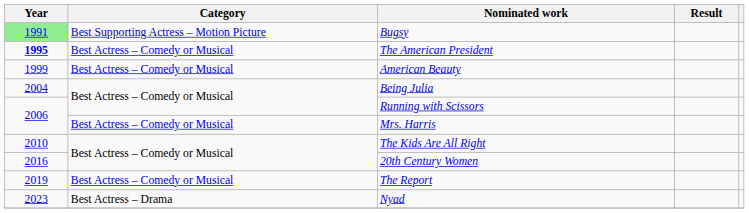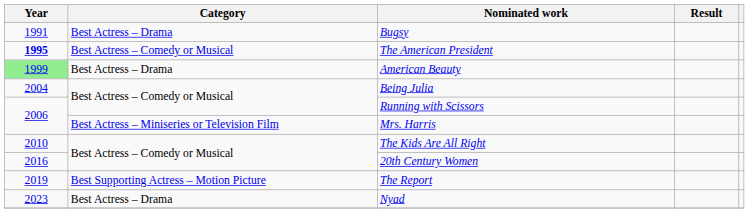(36, 32) lightgreen background -> (36, 32) no background
(168, 32) Best Supporting Actress – Motion Picture -> (122, 32) Best Actress – Drama
(36, 69) no background -> (36, 69) lightgreen background
(152, 69) Best Actress – Comedy or Musical -> (122, 69) Best Actress – Drama
(152, 124) Best Actress – Comedy or Musical -> (175, 124) Best Actress – Miniseries or Television Film
(152, 180) Best Actress – Comedy or Musical -> (168, 180) Best Supporting Actress – Motion Picture
